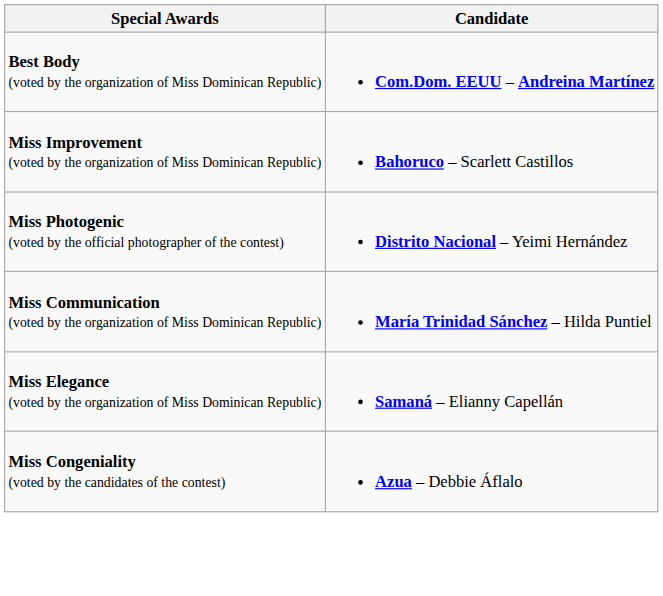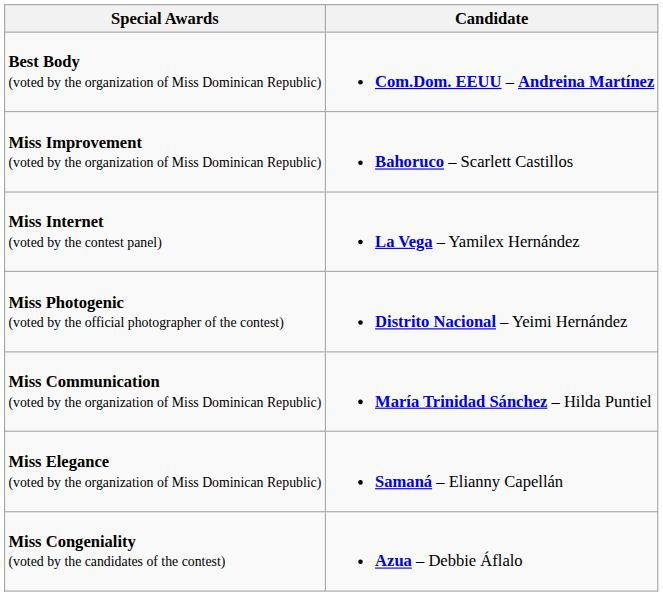+ row: (85, 232)
